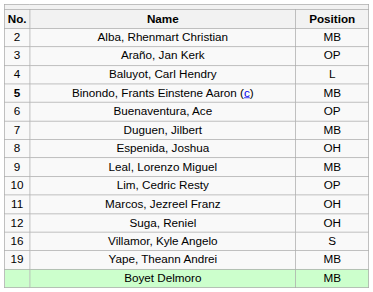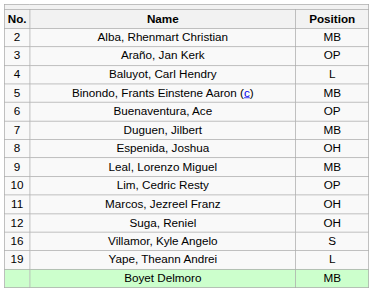(17, 93) bold -> (17, 93) normal
(332, 259) MB -> (332, 259) L
